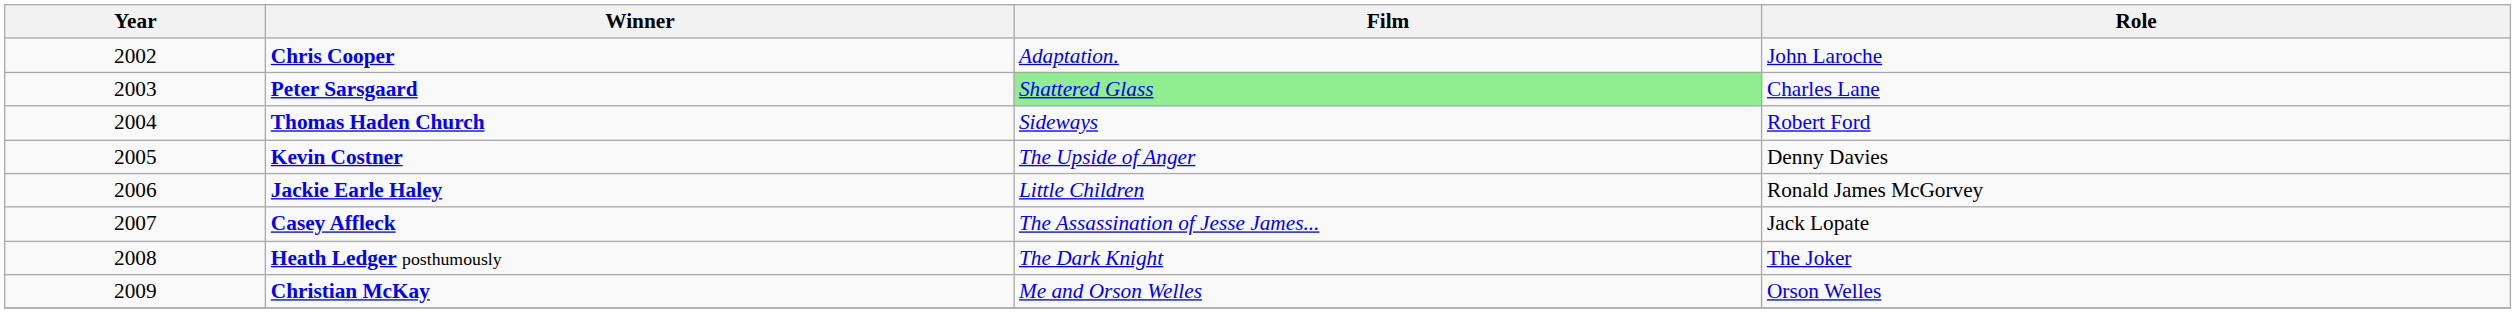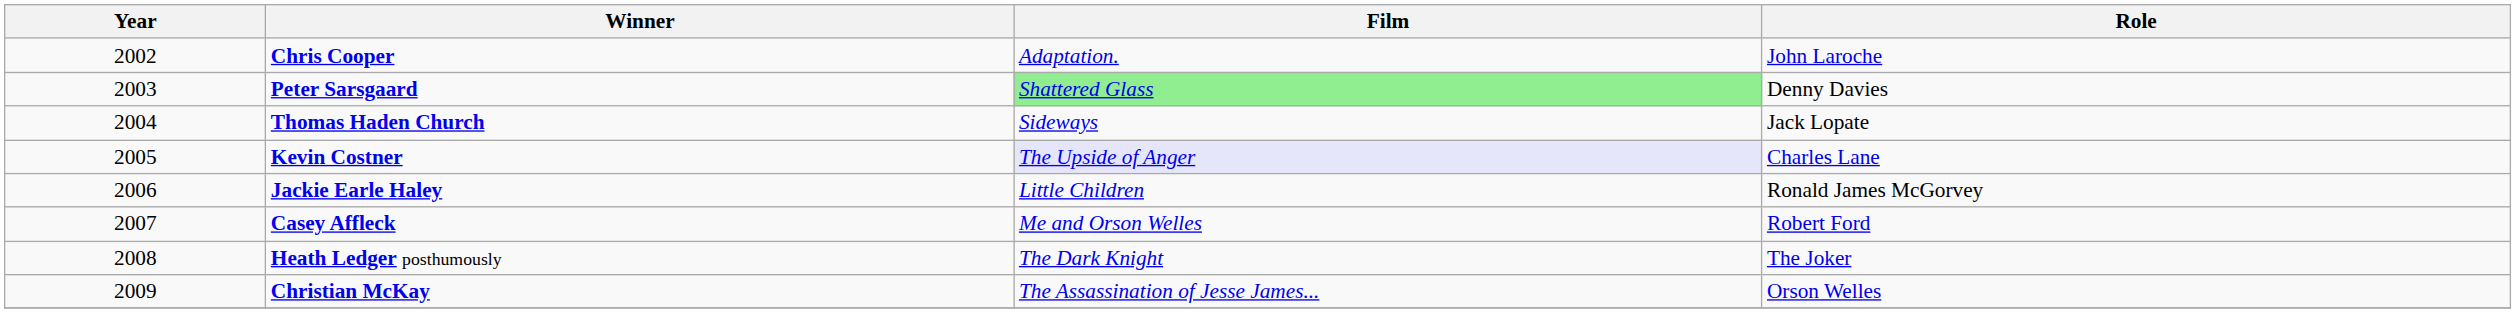(1823, 88) Charles Lane -> (1828, 88) Denny Davies
(1819, 122) Robert Ford -> (1818, 122) Jack Lopate
(1107, 156) no background -> (1107, 156) lavender background
(1828, 156) Denny Davies -> (1823, 156) Charles Lane
(1169, 223) The Assassination of Jesse James... -> (1110, 223) Me and Orson Welles
(1818, 223) Jack Lopate -> (1819, 223) Robert Ford
(1110, 291) Me and Orson Welles -> (1169, 291) The Assassination of Jesse James...
